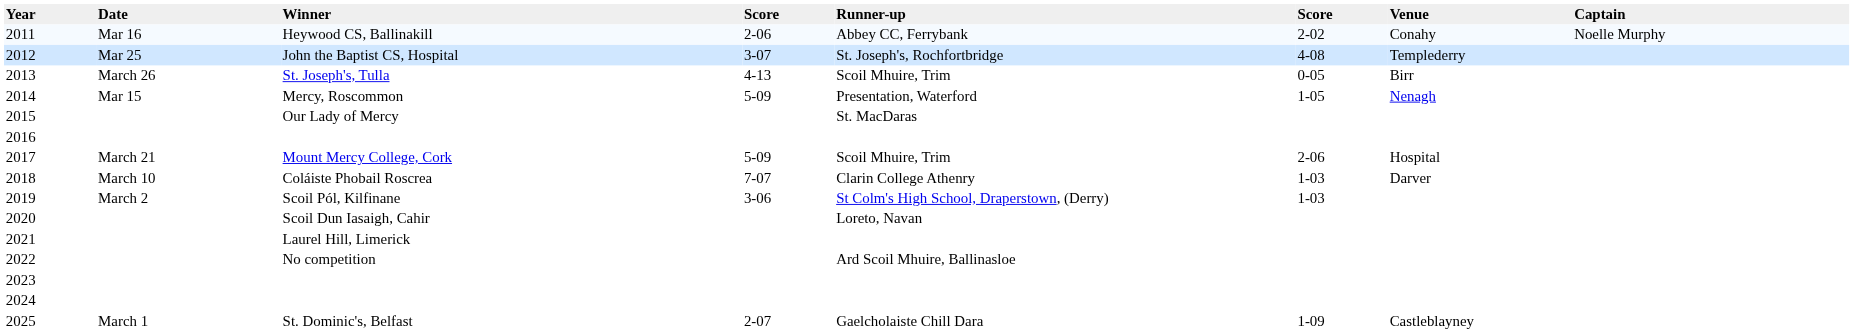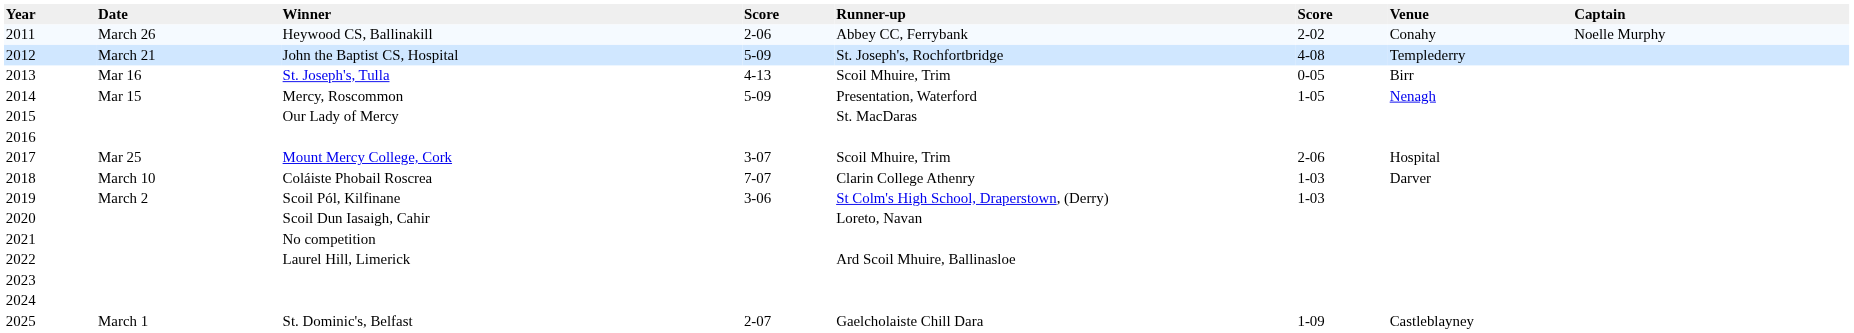(120, 34) Mar 16 -> (127, 34) March 26
(120, 55) Mar 25 -> (127, 55) March 21
(758, 55) 3-07 -> (758, 55) 5-09
(127, 75) March 26 -> (120, 75) Mar 16
(127, 157) March 21 -> (120, 157) Mar 25
(758, 157) 5-09 -> (758, 157) 3-07
(346, 239) Laurel Hill, Limerick -> (329, 239) No competition
(329, 259) No competition -> (346, 259) Laurel Hill, Limerick
